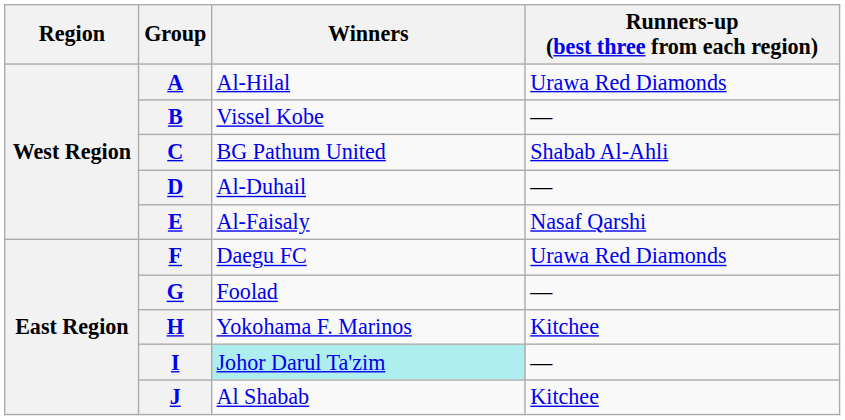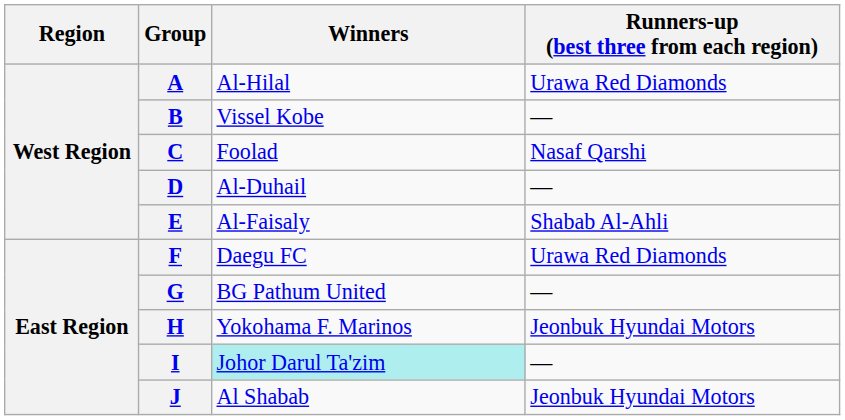(301, 151) BG Pathum United -> (247, 151) Foolad
(599, 151) Shabab Al-Ahli -> (588, 151) Nasaf Qarshi
(588, 221) Nasaf Qarshi -> (599, 221) Shabab Al-Ahli
(247, 291) Foolad -> (301, 291) BG Pathum United
(565, 326) Kitchee -> (643, 326) Jeonbuk Hyundai Motors
(565, 397) Kitchee -> (643, 397) Jeonbuk Hyundai Motors
